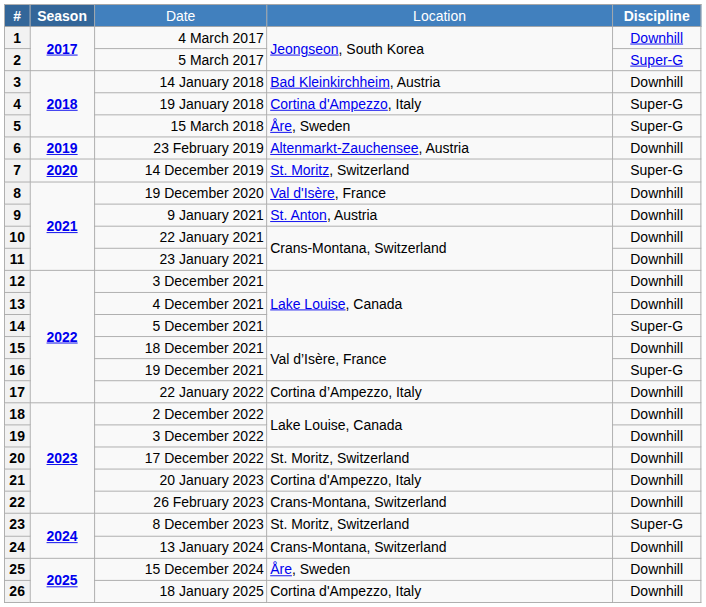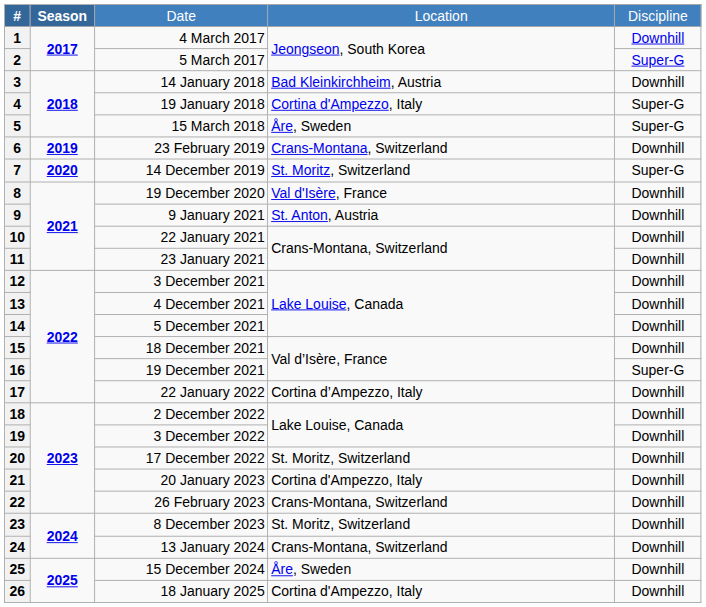(657, 16) bold -> (658, 16) normal
(370, 149) Altenmarkt-Zauchensee, Austria -> (359, 149) Crans-Montana, Switzerland
(657, 326) Super-G -> (658, 326) Downhill
(657, 525) Super-G -> (658, 525) Downhill
